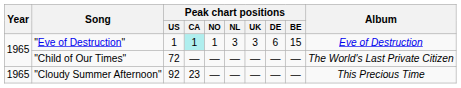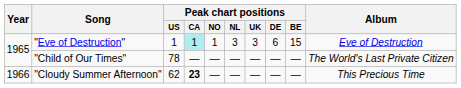(174, 58) 72 -> (174, 58) 78
(18, 74) 1965 -> (18, 74) 1966
(174, 74) 92 -> (174, 74) 62
(194, 74) normal -> (194, 74) bold
